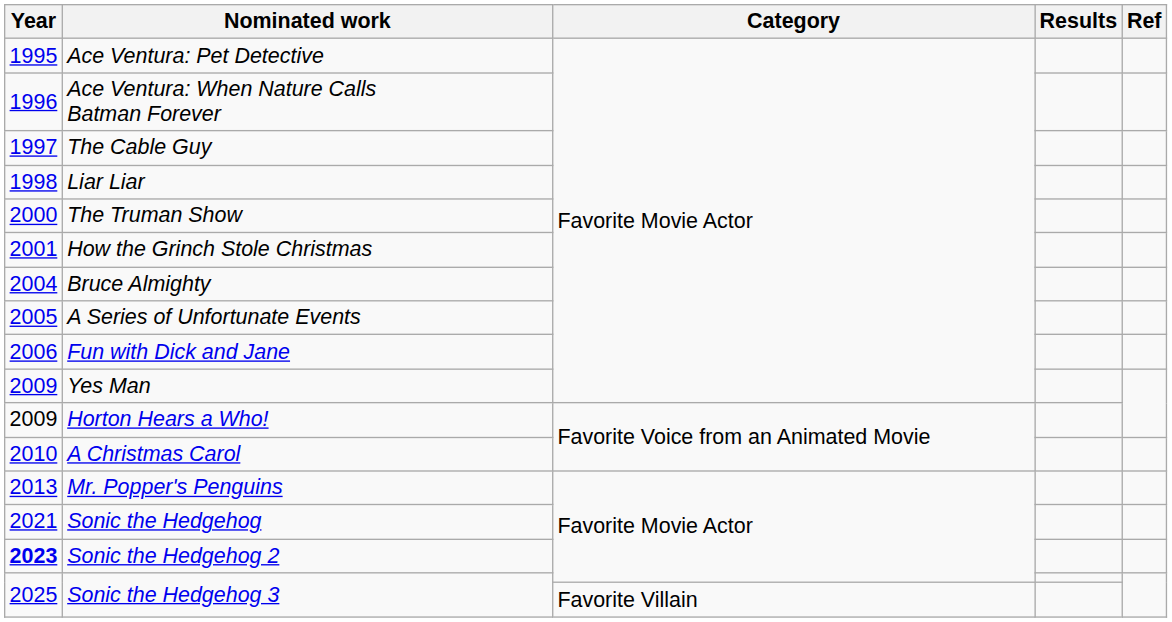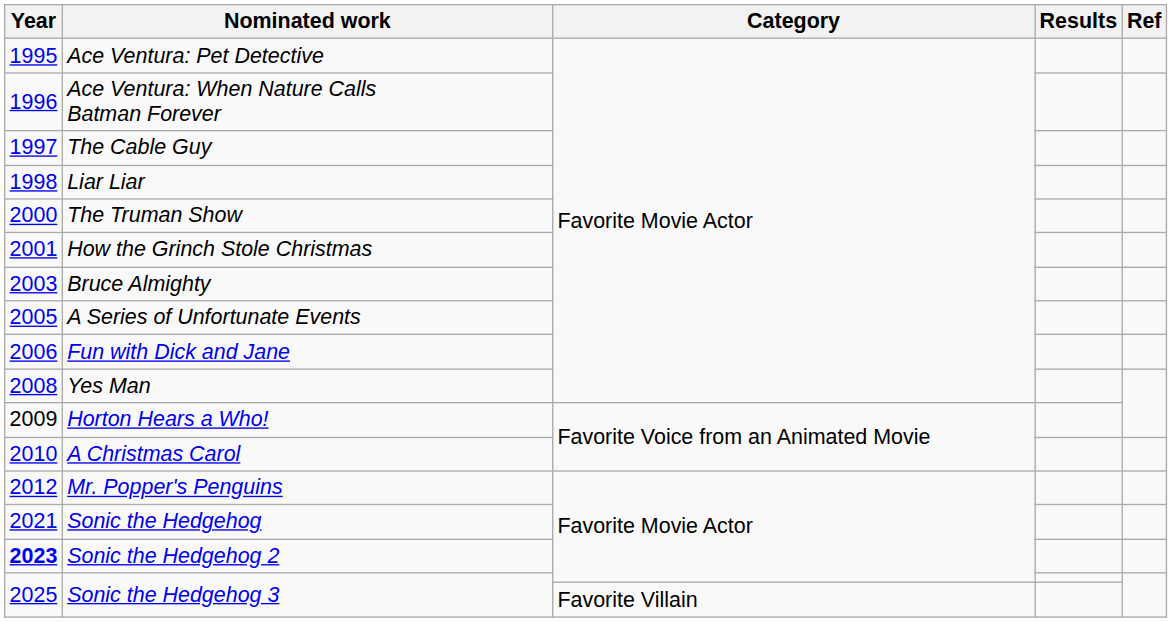(33, 283) 2004 -> (33, 283) 2003
(33, 385) 2009 -> (33, 385) 2008
(33, 487) 2013 -> (33, 487) 2012
